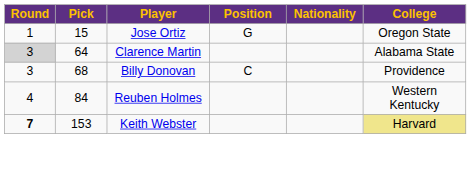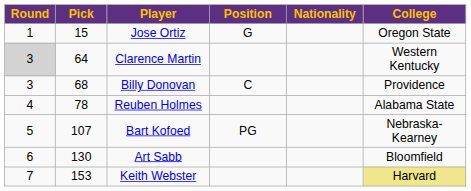(414, 52) Alabama State -> (414, 59) Western Kentucky
(81, 98) 84 -> (81, 104) 78
(414, 98) Western Kentucky -> (414, 104) Alabama State
+ row: (158, 131)
+ row: (158, 157)
(30, 124) bold -> (30, 176) normal
